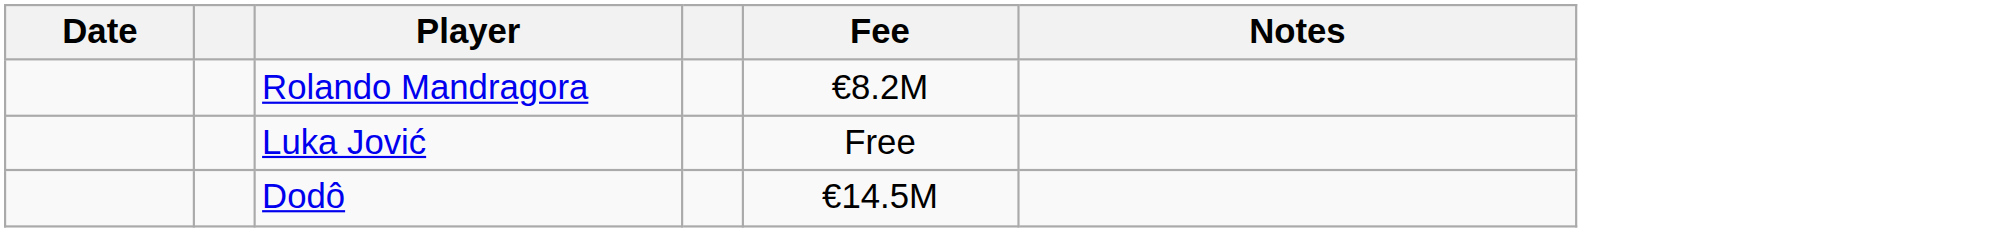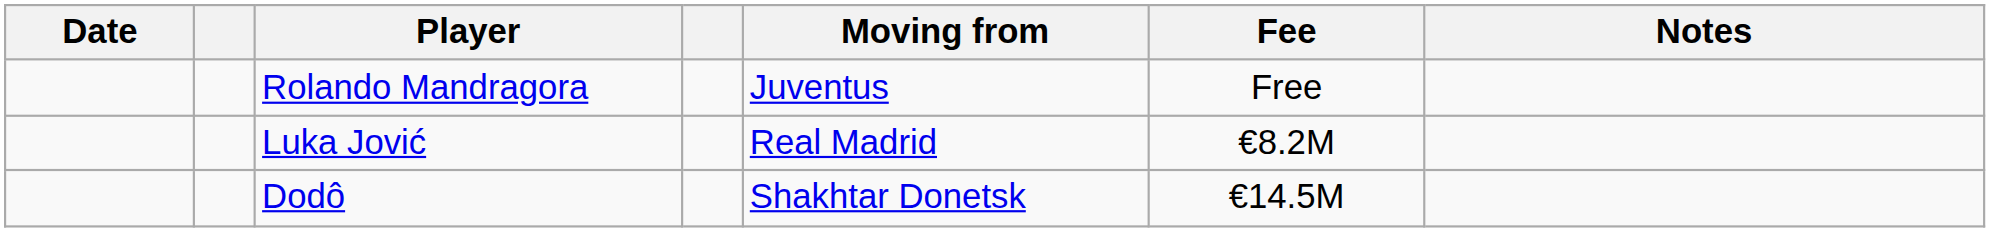+ column: (945, 32)
(880, 87) €8.2M -> (1287, 87) Free
(880, 142) Free -> (1287, 142) €8.2M
